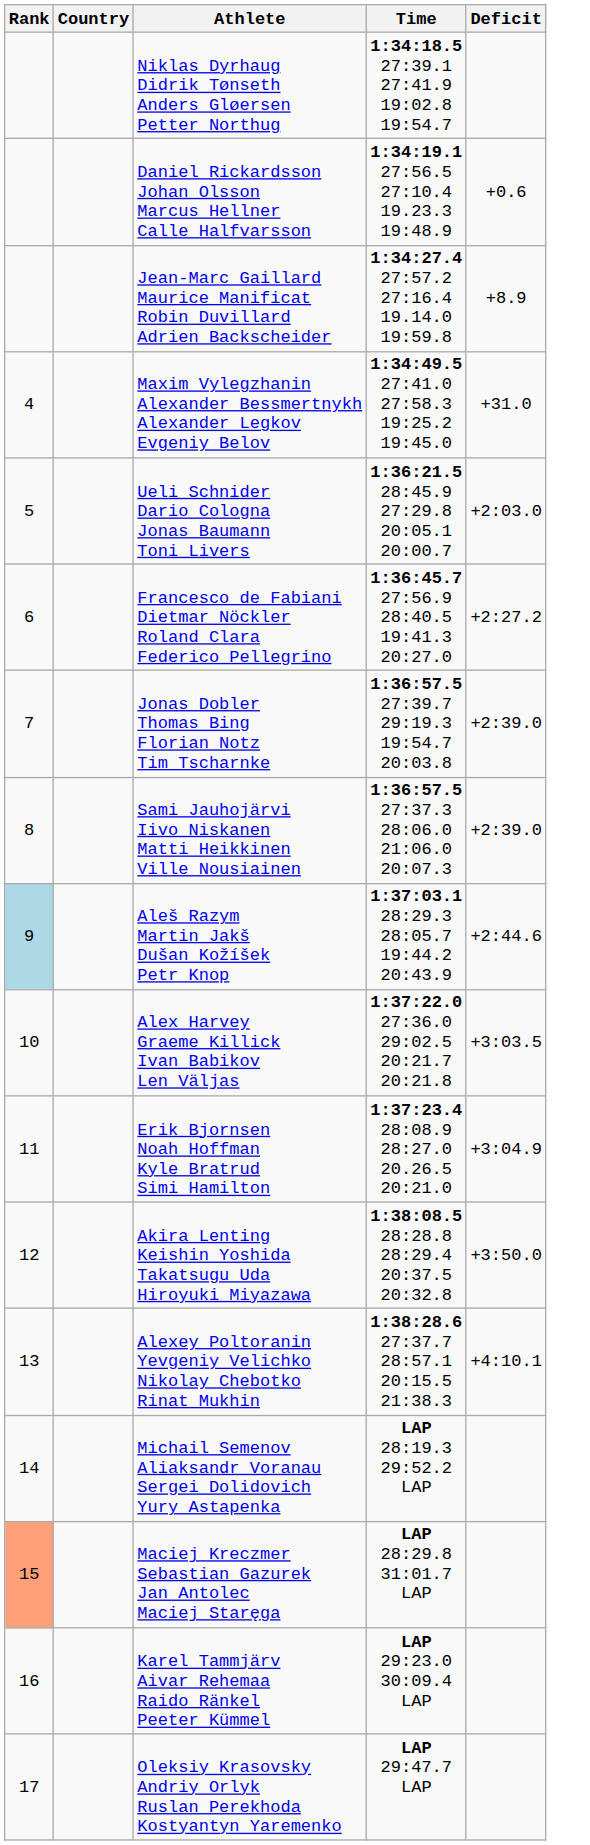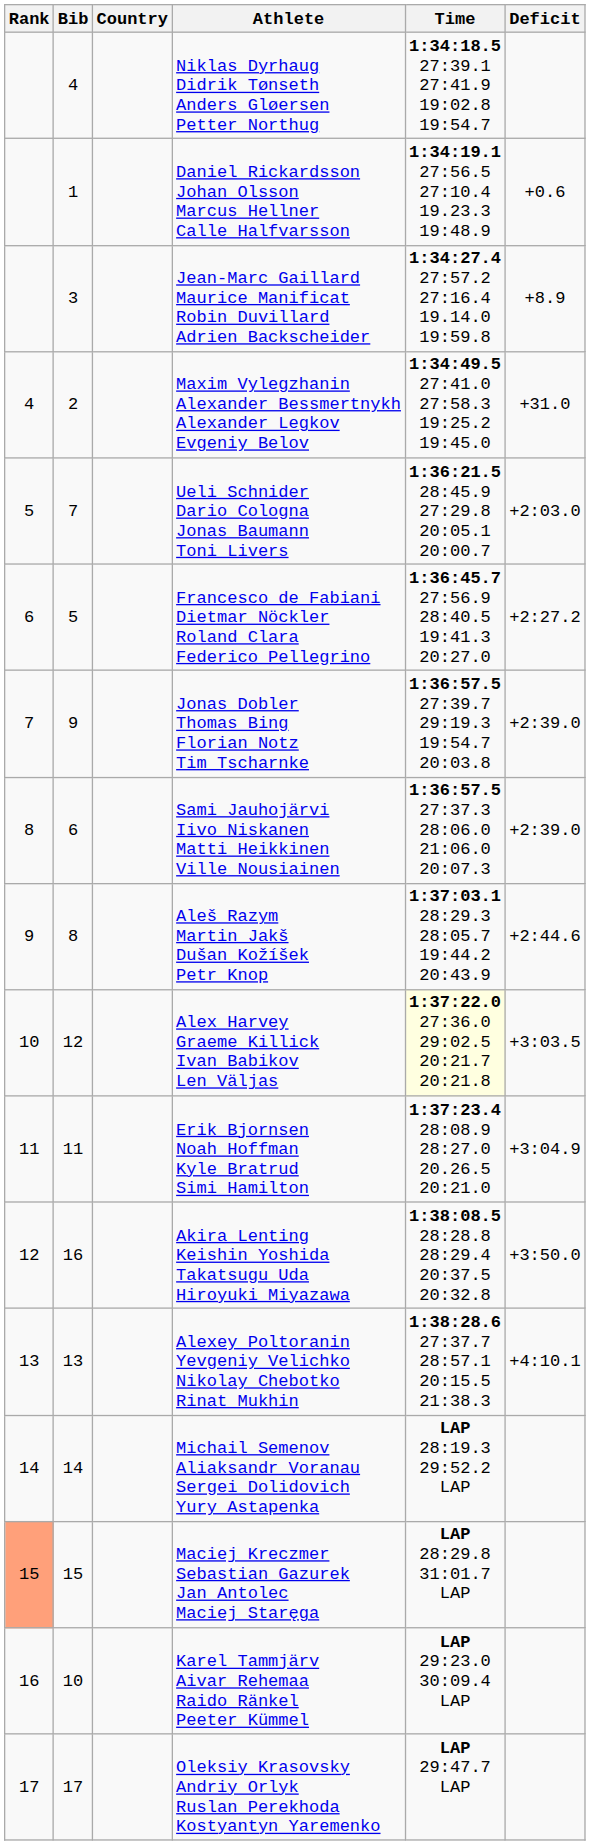+ column: (73, 19)
(29, 936) lightblue background -> (29, 936) no background
(416, 1043) no background -> (455, 1043) lightyellow background
